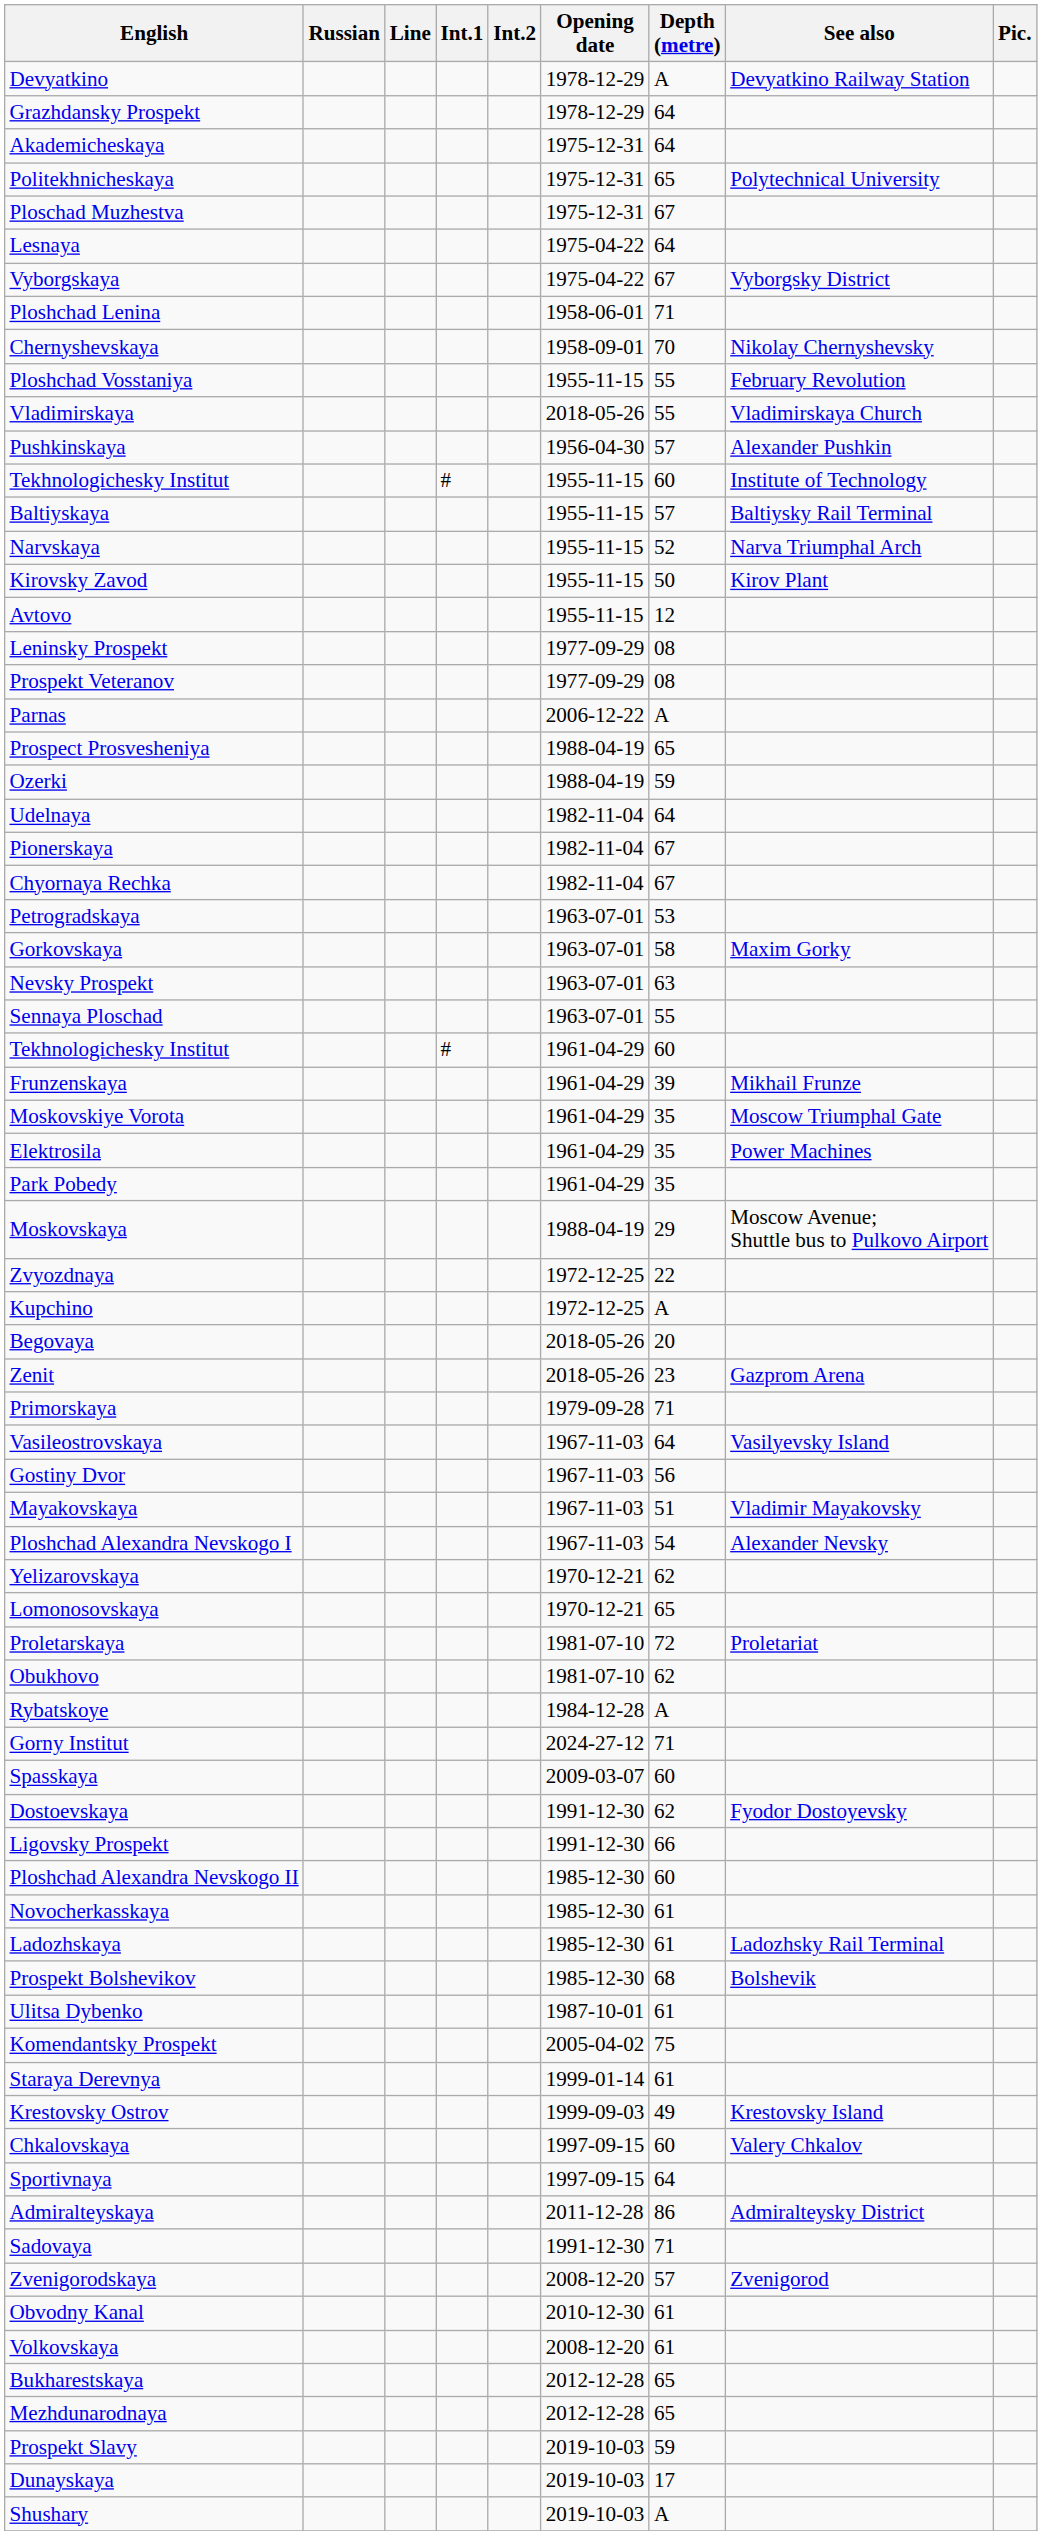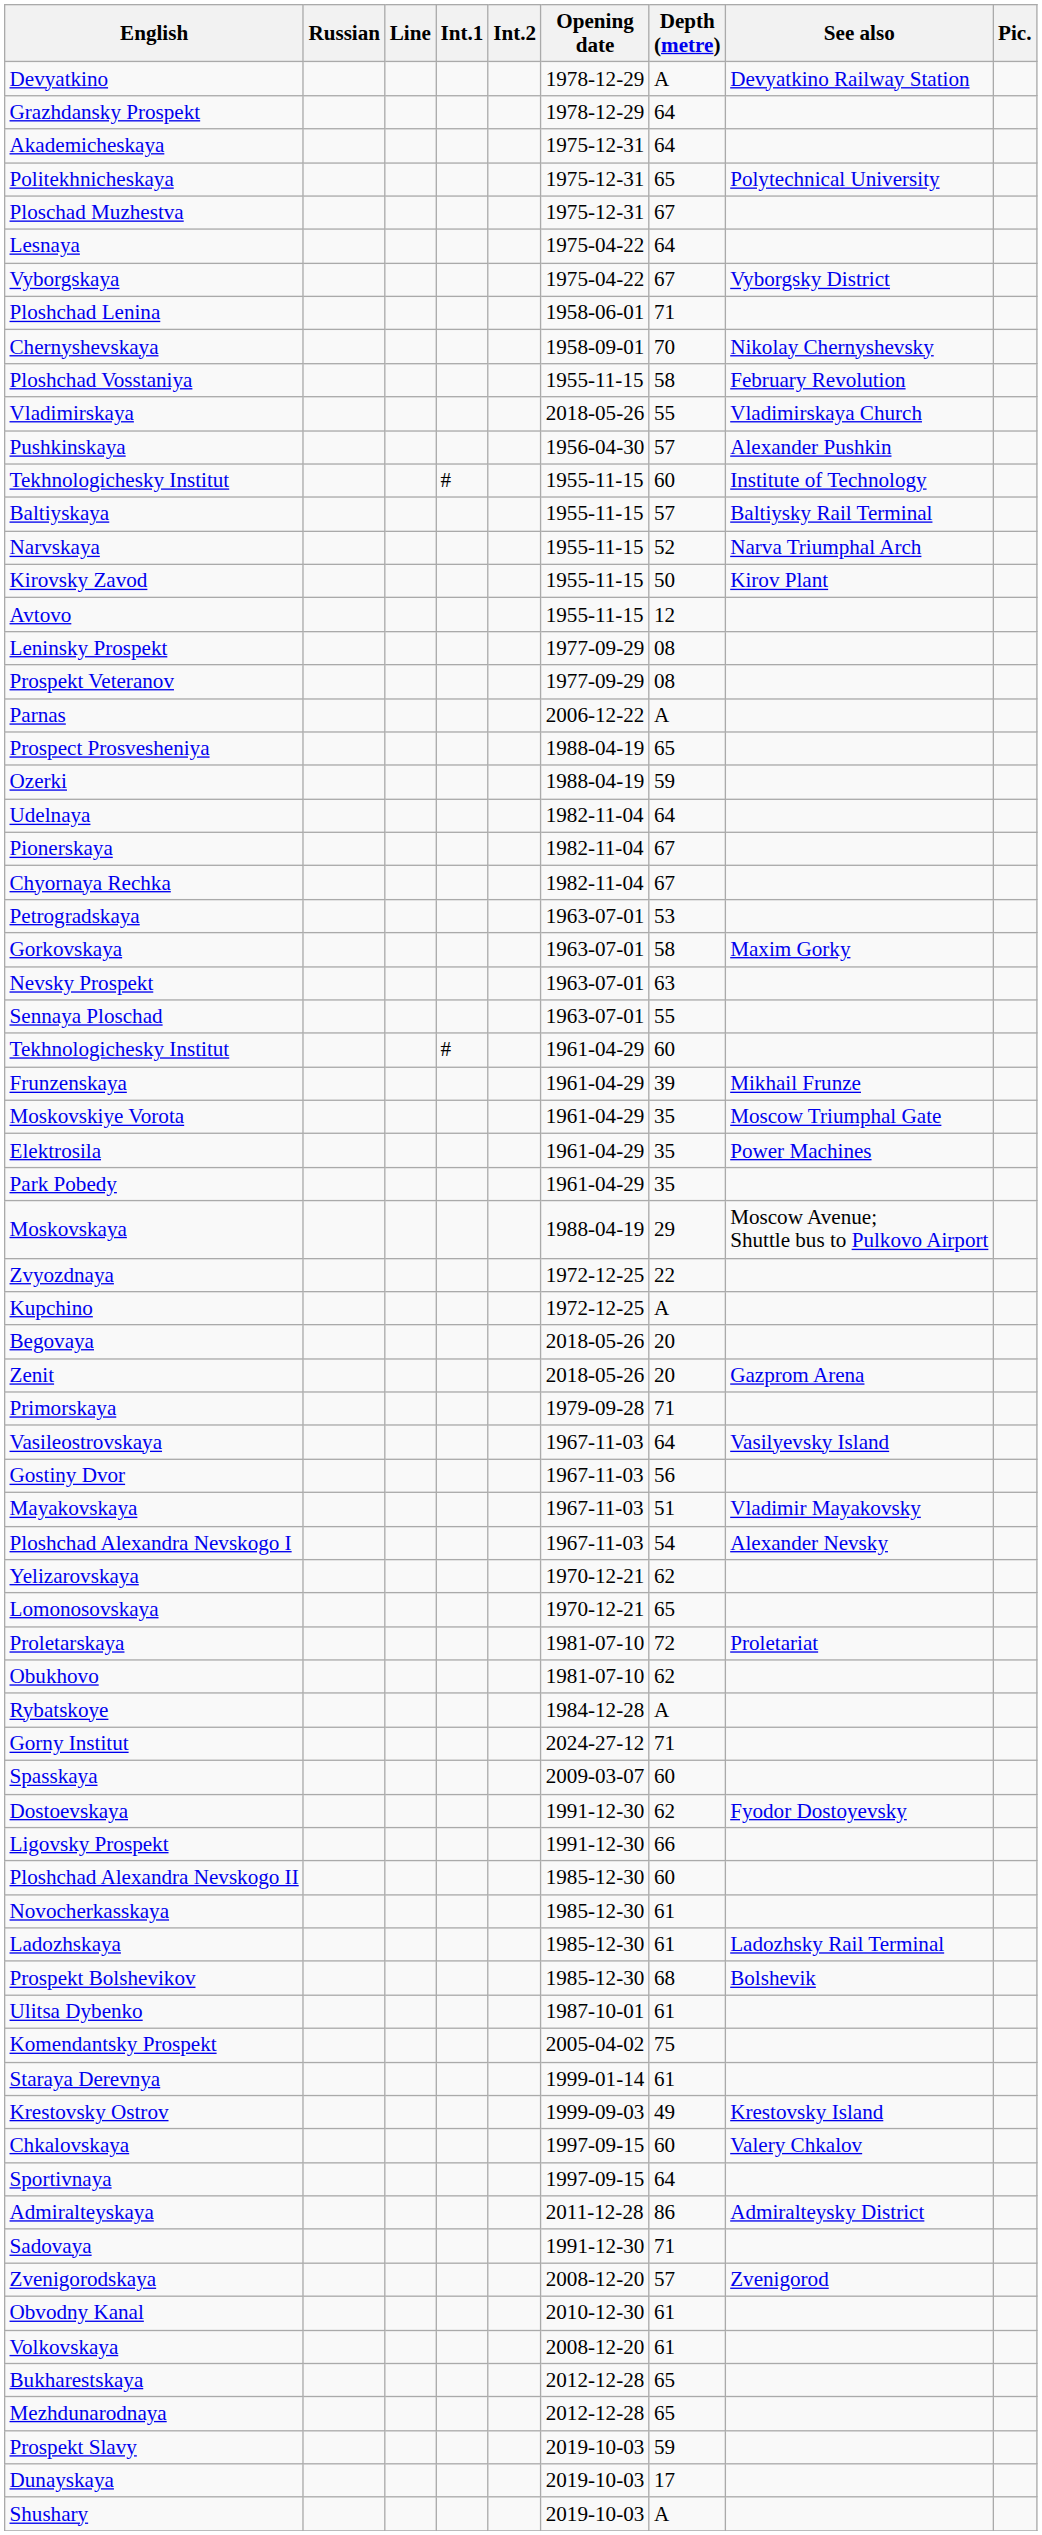(665, 379) 55 -> (665, 379) 58
(665, 1375) 23 -> (665, 1375) 20
